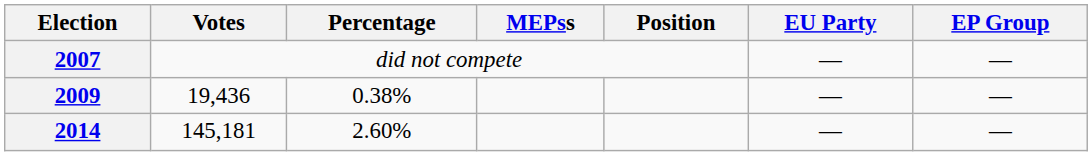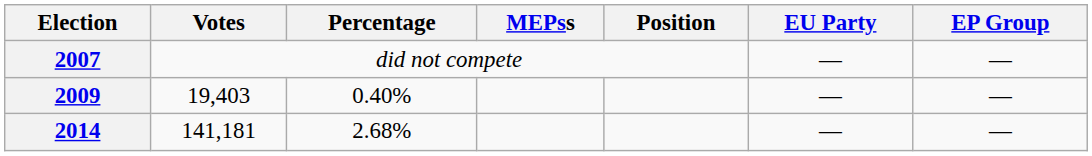(219, 95) 19,436 -> (219, 95) 19,403
(382, 95) 0.38% -> (382, 95) 0.40%
(219, 131) 145,181 -> (219, 131) 141,181
(382, 131) 2.60% -> (382, 131) 2.68%
